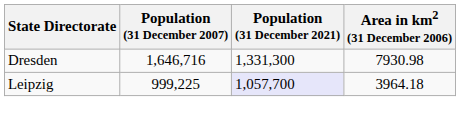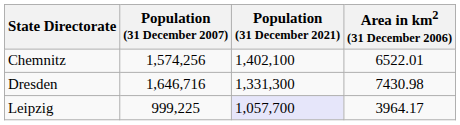+ row: (37, 60)
(400, 60) 7930.98 -> (400, 84) 7430.98
(400, 84) 3964.18 -> (400, 107) 3964.17
